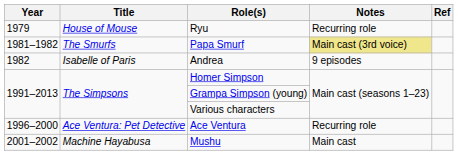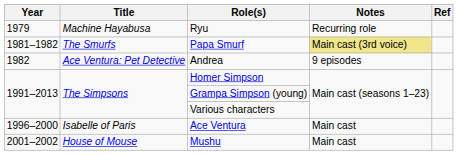(100, 28) House of Mouse -> (106, 28) Machine Hayabusa
(99, 61) Isabelle of Paris -> (124, 61) Ace Ventura: Pet Detective
(124, 126) Ace Ventura: Pet Detective -> (99, 126) Isabelle of Paris
(344, 126) Recurring role -> (334, 126) Main cast
(106, 142) Machine Hayabusa -> (100, 142) House of Mouse
